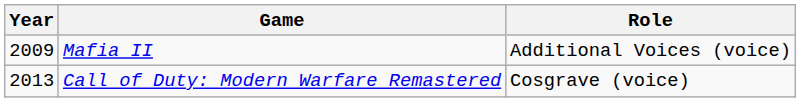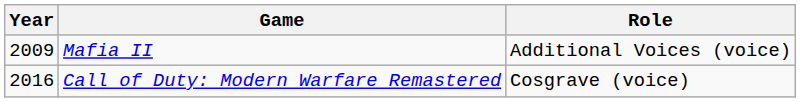(32, 81) 2013 -> (32, 81) 2016
